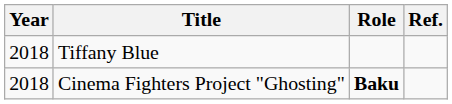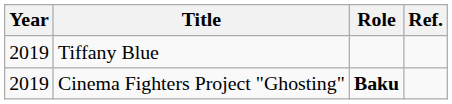(29, 51) 2018 -> (29, 51) 2019
(29, 83) 2018 -> (29, 83) 2019
